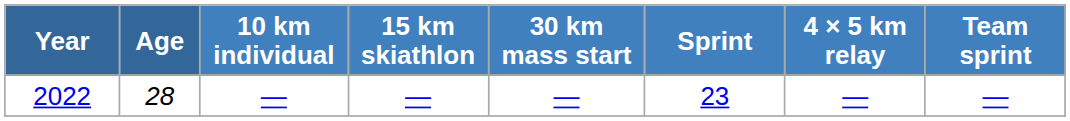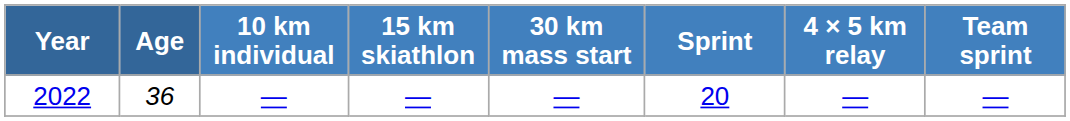(160, 96) 28 -> (160, 96) 36
(715, 96) 23 -> (715, 96) 20
